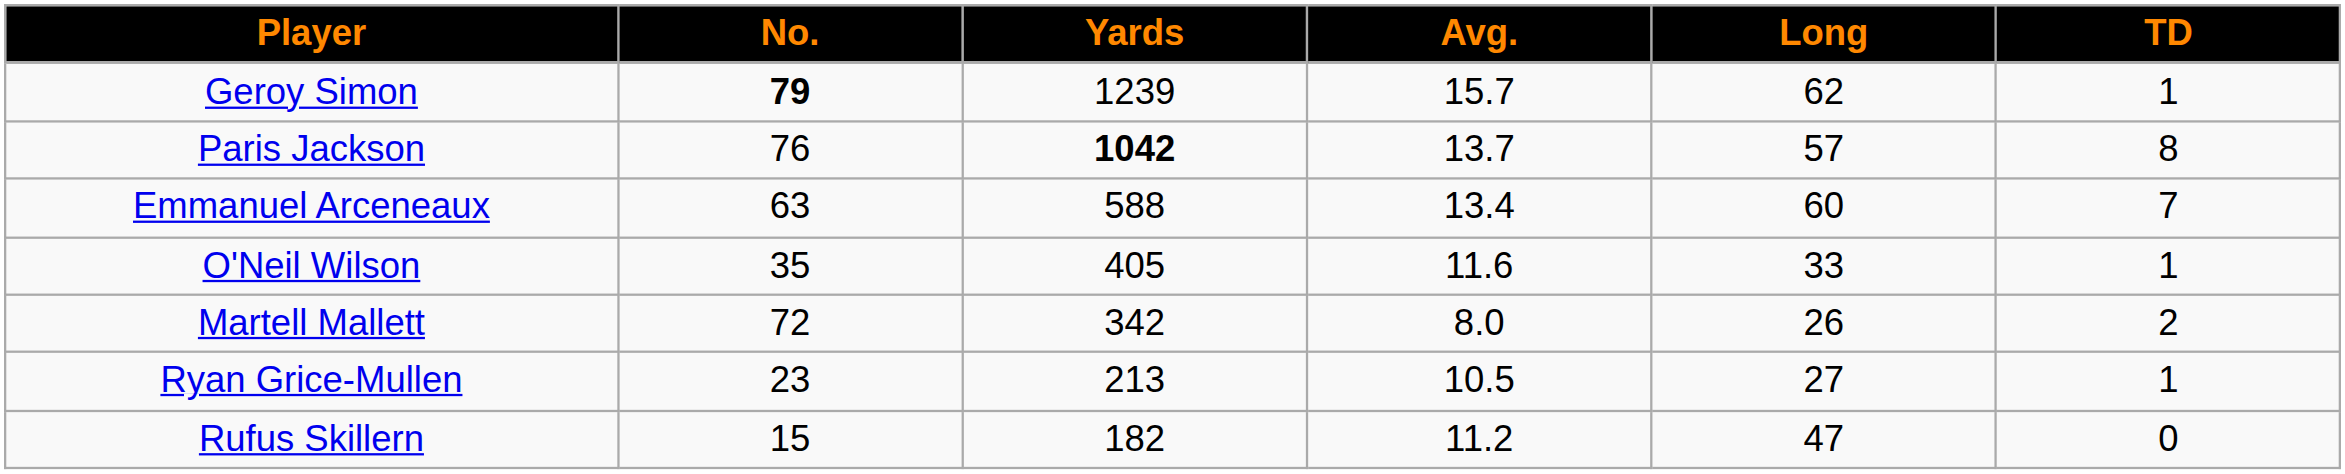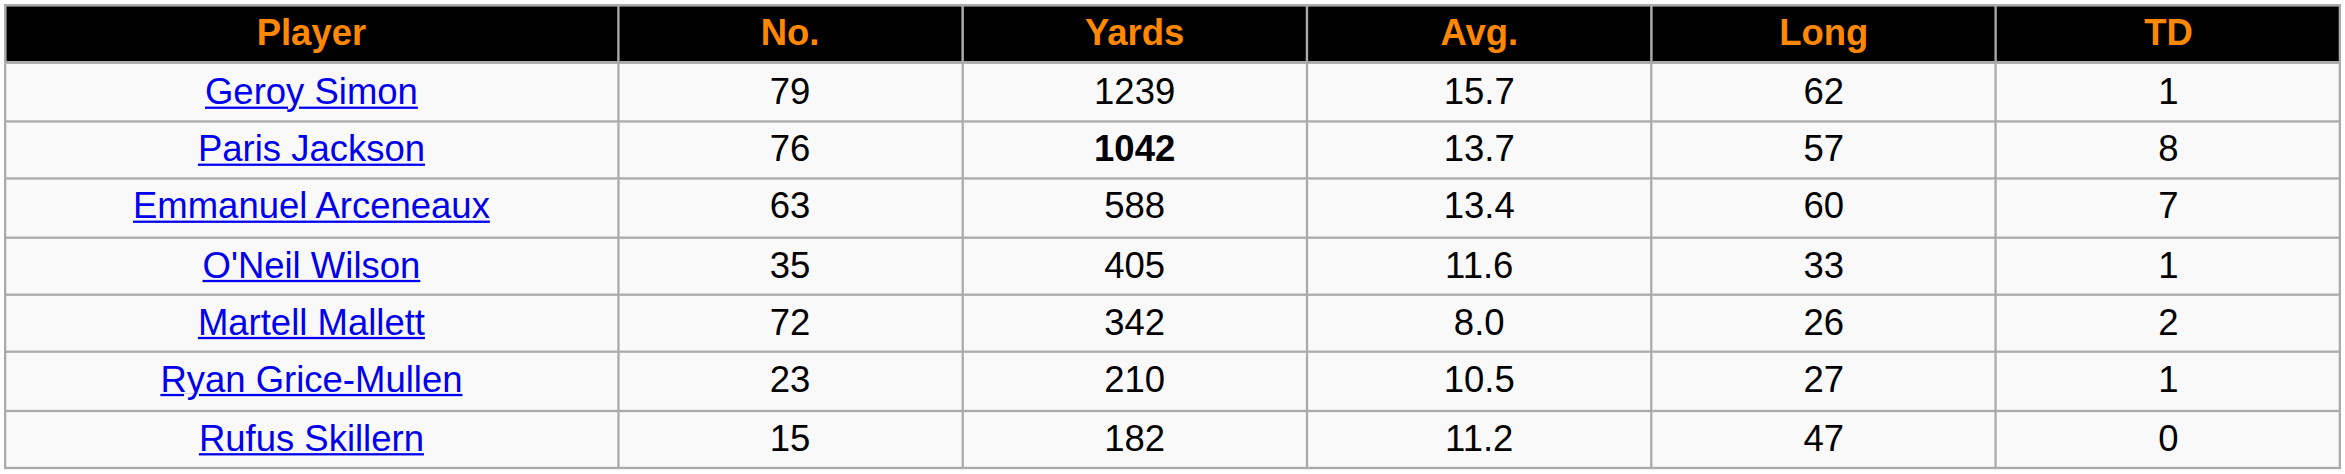(790, 91) bold -> (790, 91) normal
(1135, 380) 213 -> (1135, 380) 210
